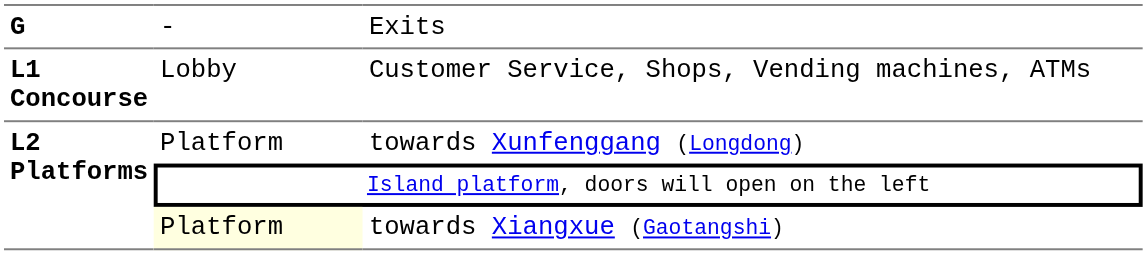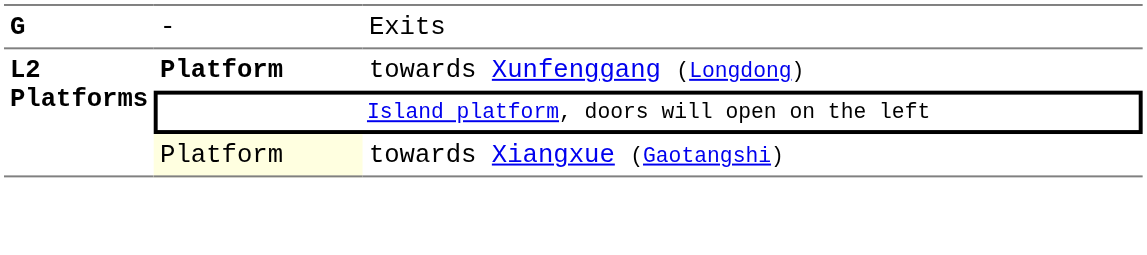- row: (730, 70)
(222, 143) normal -> (222, 70) bold
